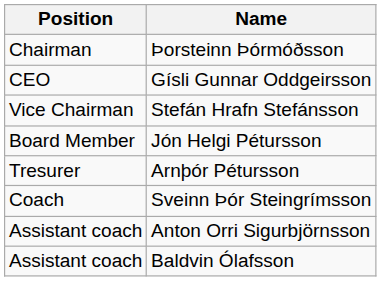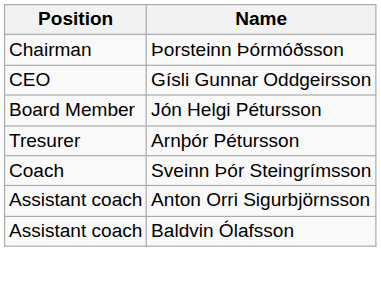- row: (255, 110)
